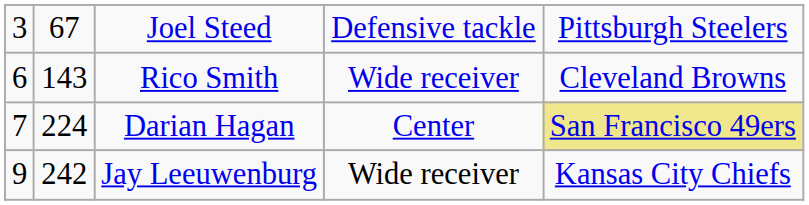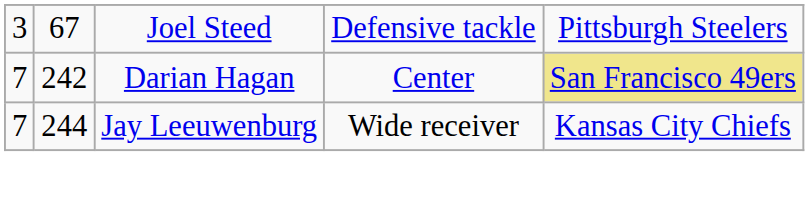- row: (209, 77)
(64, 125) 224 -> (64, 77) 242
(20, 174) 9 -> (20, 125) 7
(64, 174) 242 -> (64, 125) 244
